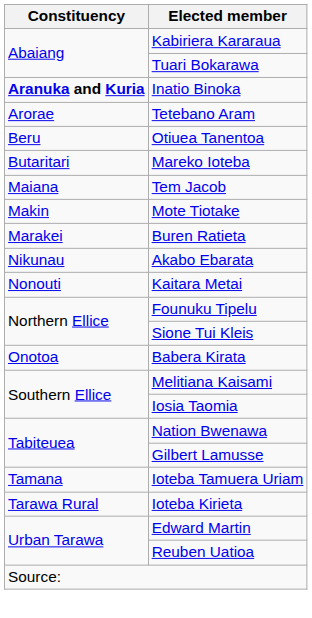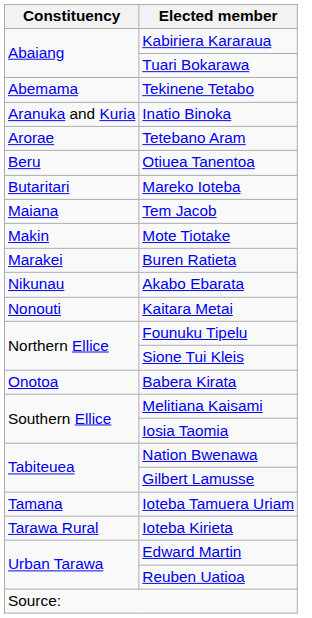+ row: (198, 89)
(76, 89) bold -> (72, 114) normal
